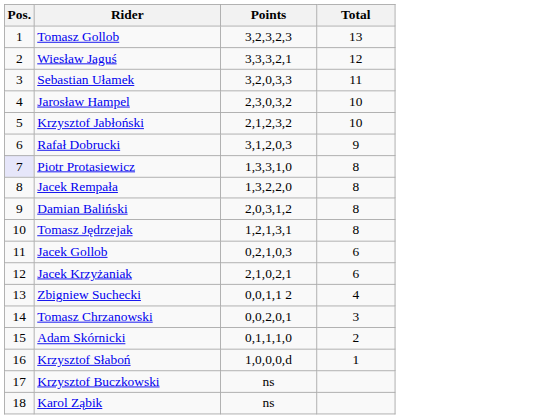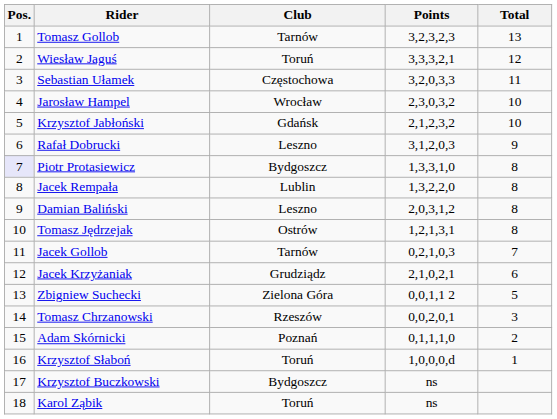+ column: (298, 15)
(356, 252) 6 -> (515, 252) 7
(356, 295) 4 -> (515, 295) 5
